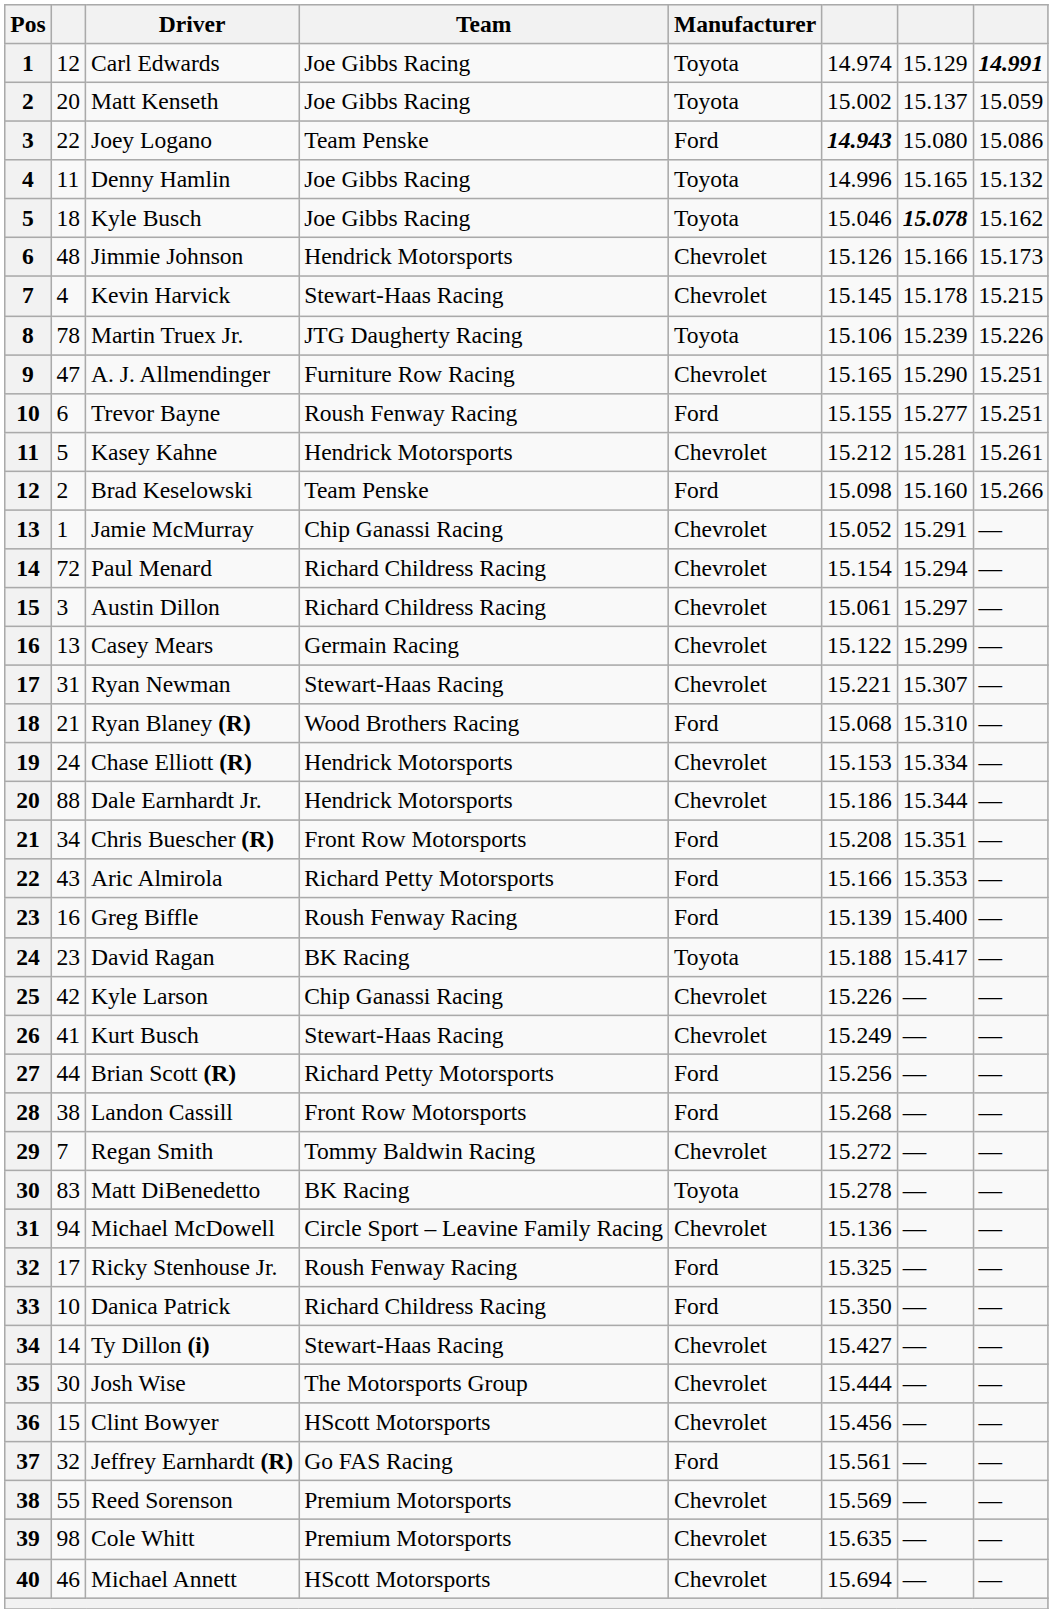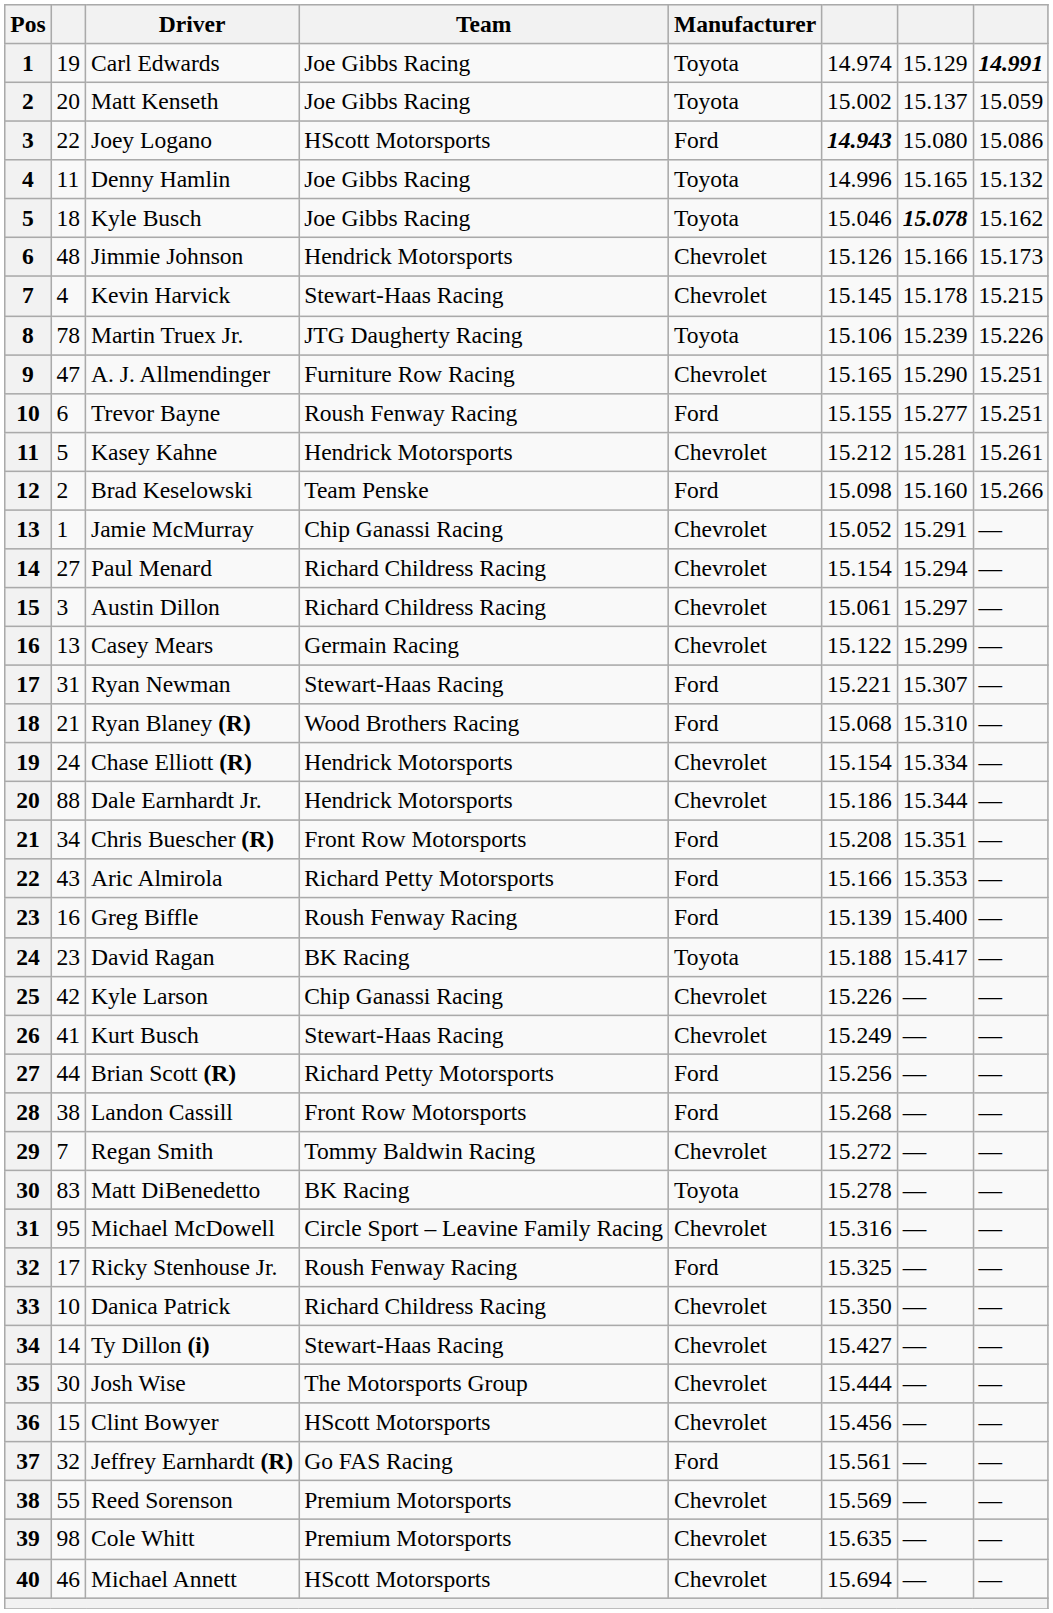(68, 62) 12 -> (68, 62) 19
(366, 140) Team Penske -> (397, 140) HScott Motorsports
(68, 567) 72 -> (68, 567) 27
(720, 684) Chevrolet -> (696, 684) Ford
(859, 762) 15.153 -> (859, 762) 15.154
(68, 1228) 94 -> (68, 1228) 95
(859, 1228) 15.136 -> (859, 1228) 15.316
(696, 1306) Ford -> (720, 1306) Chevrolet
